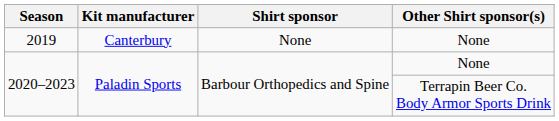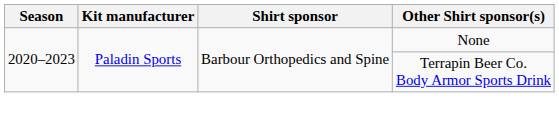- row: (41, 39)
